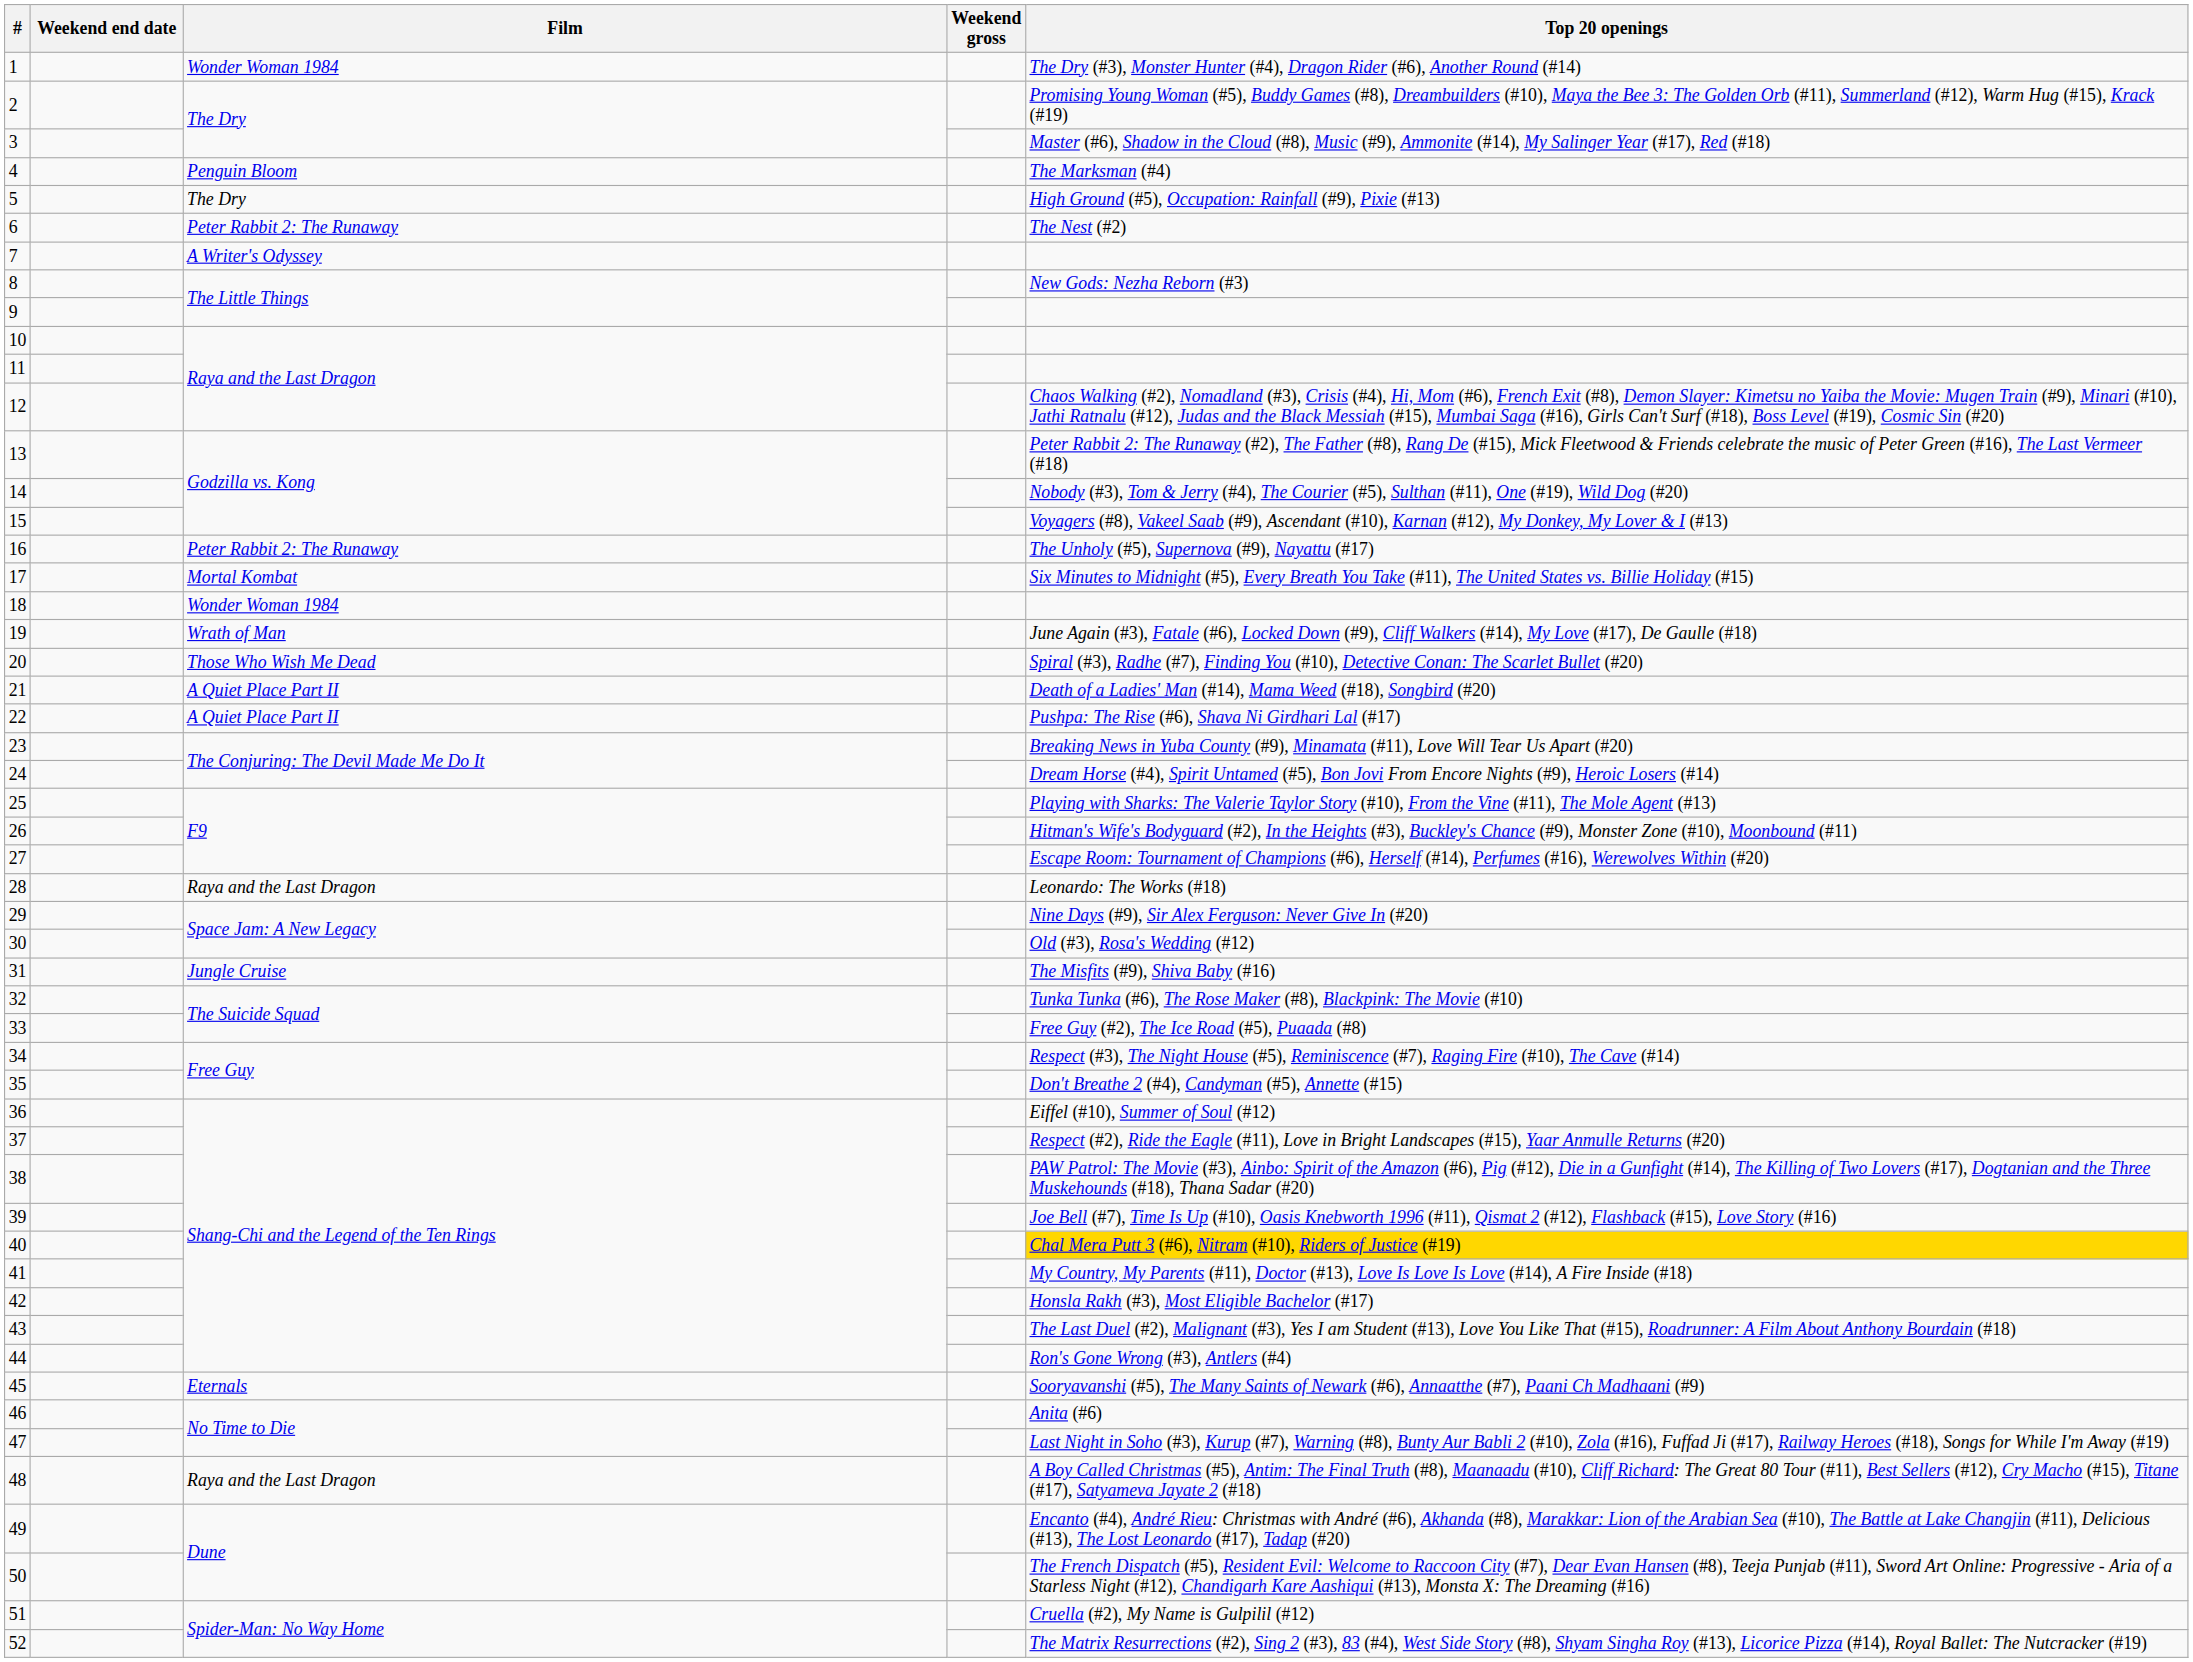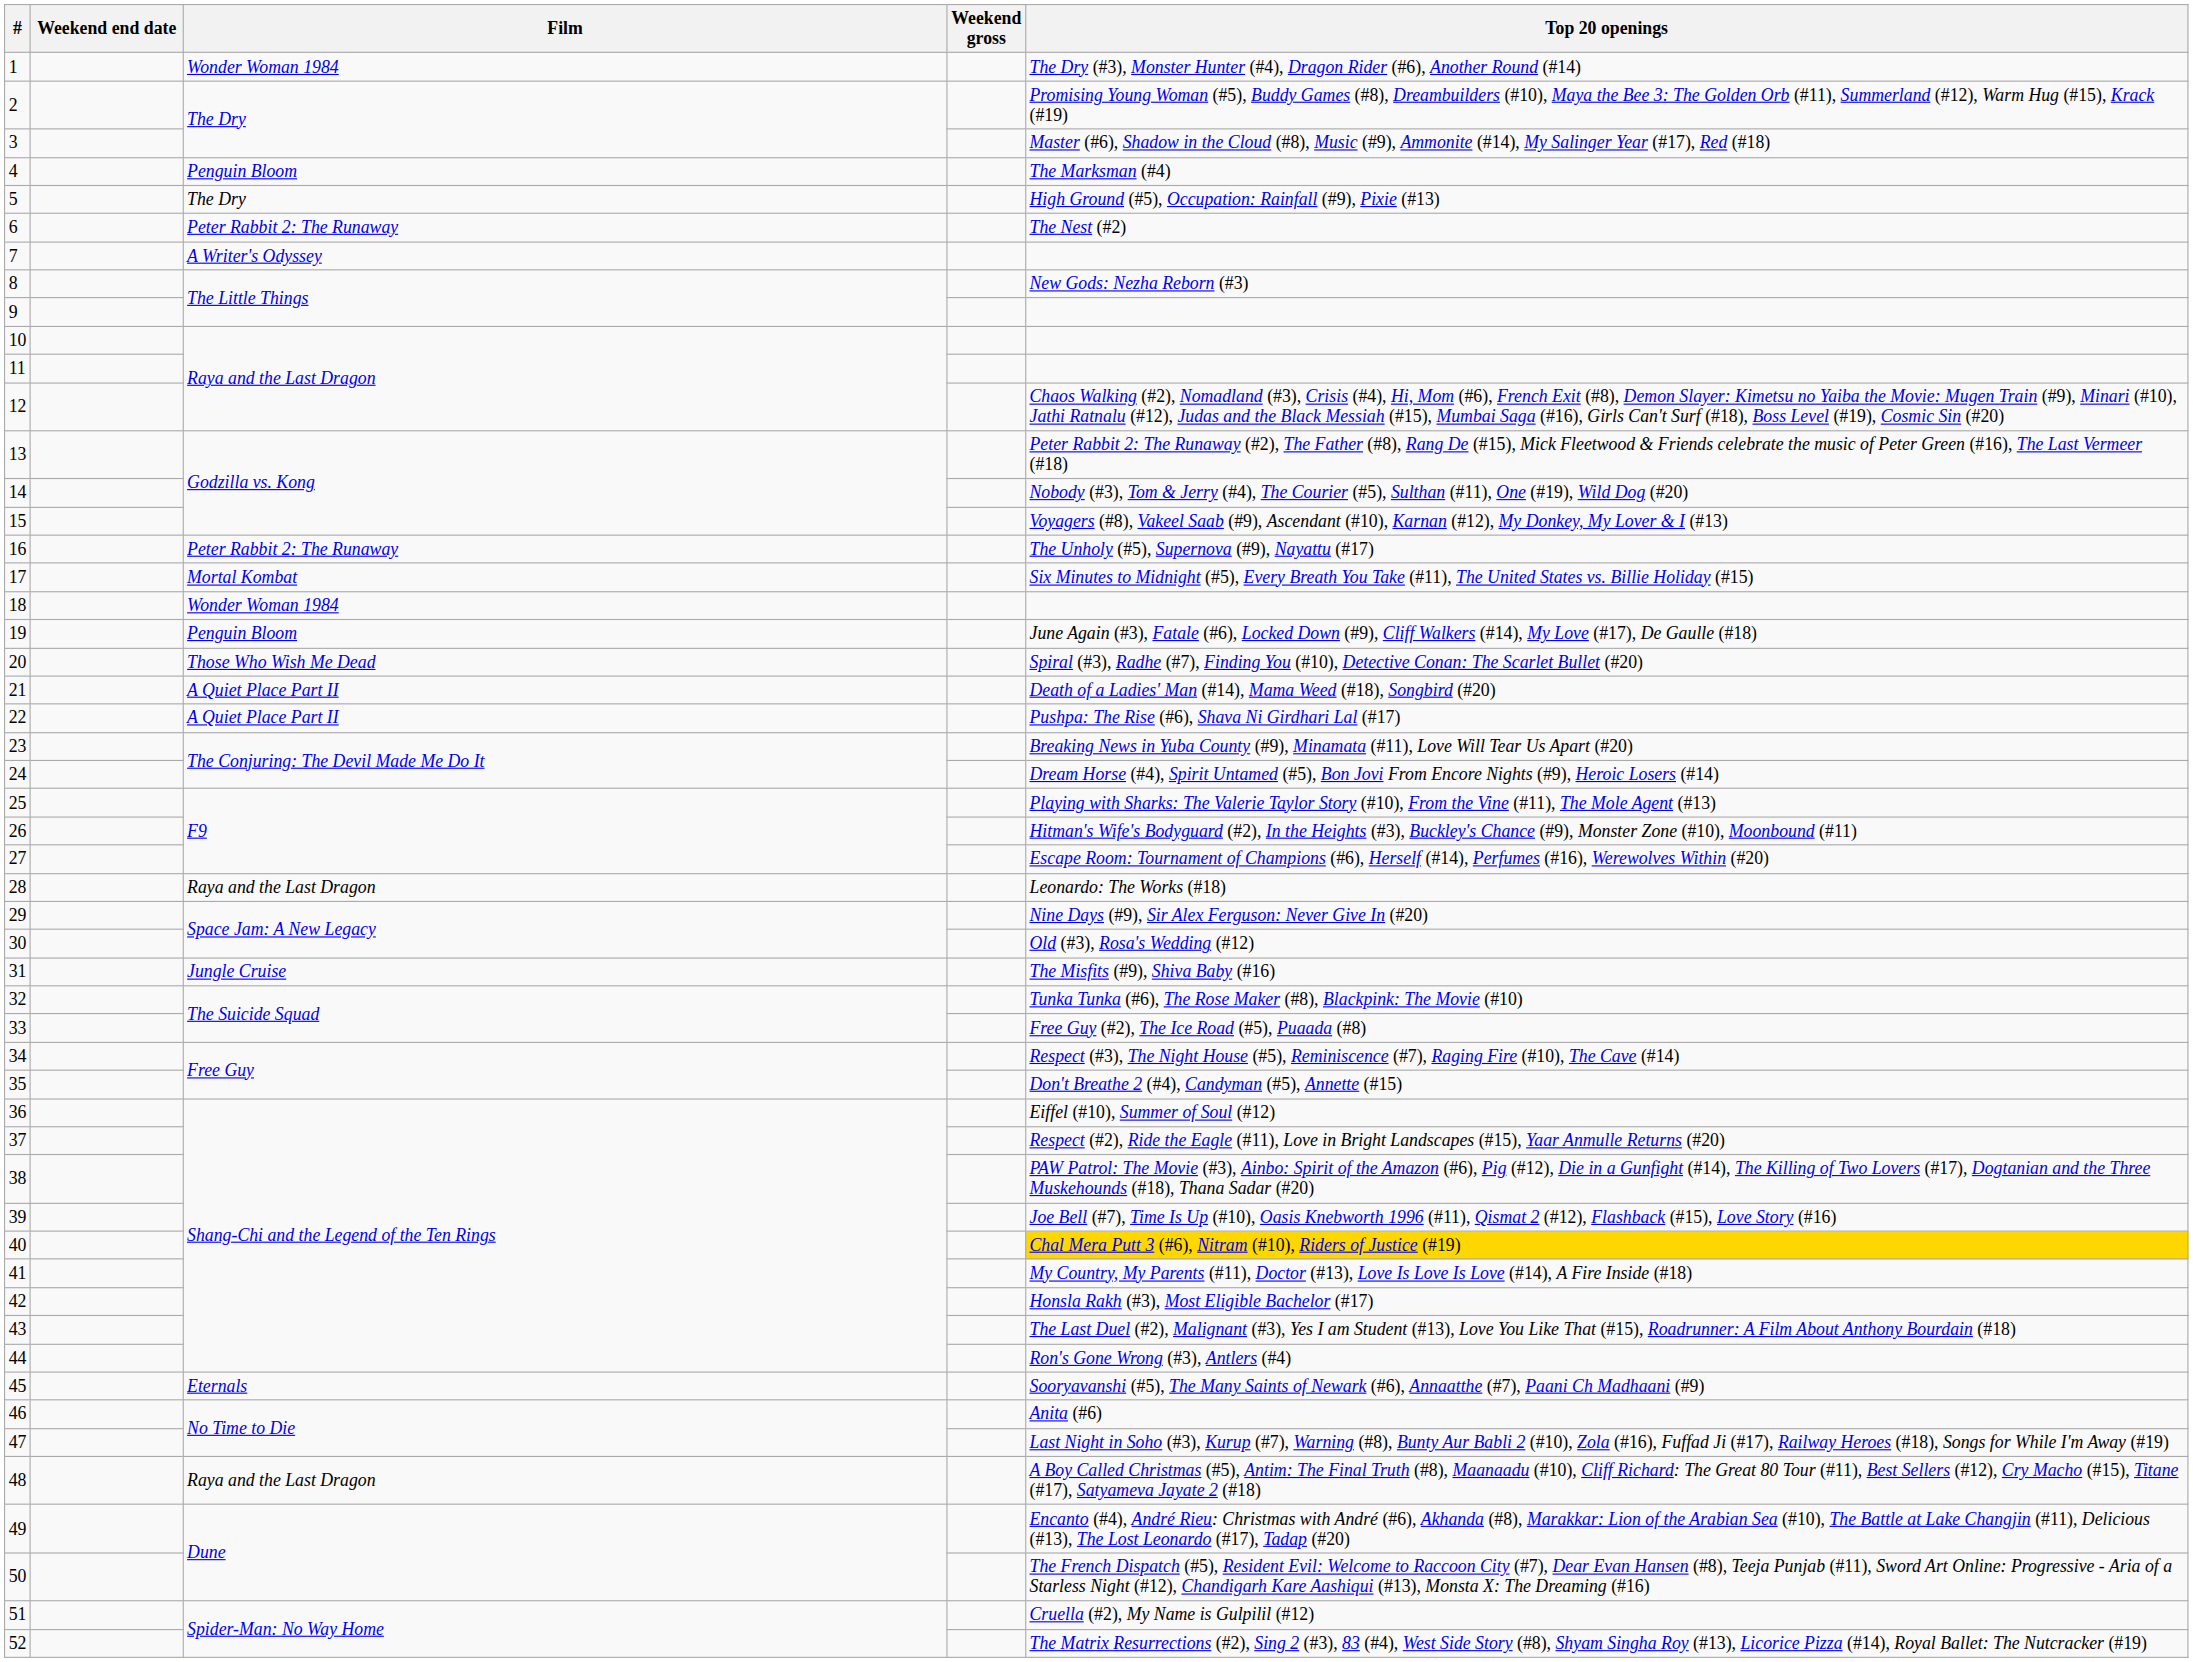(236, 633) Wrath of Man -> (242, 633) Penguin Bloom
